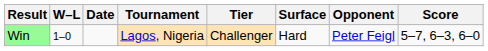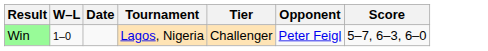- column: (302, 14)
